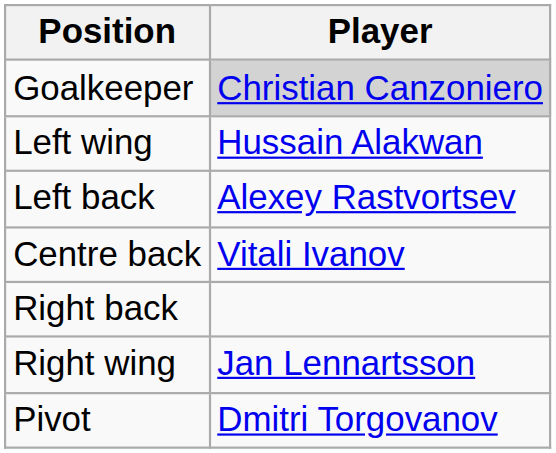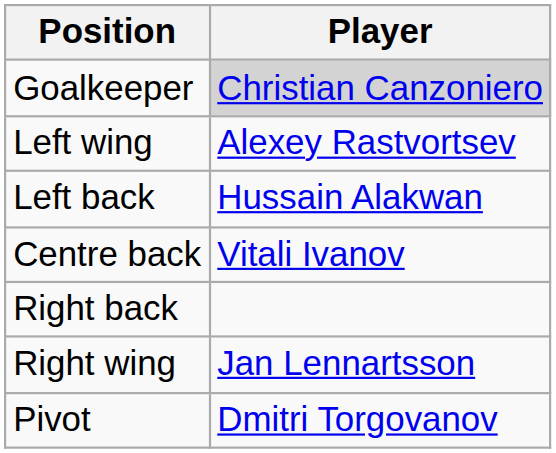(350, 142) Hussain Alakwan -> (367, 142) Alexey Rastvortsev
(367, 198) Alexey Rastvortsev -> (350, 198) Hussain Alakwan
